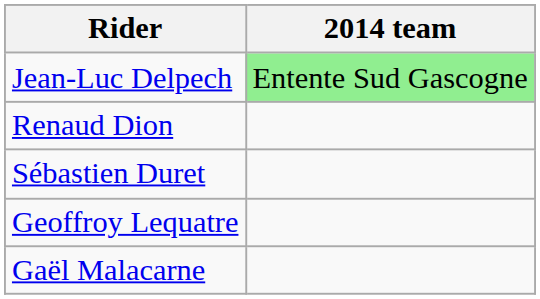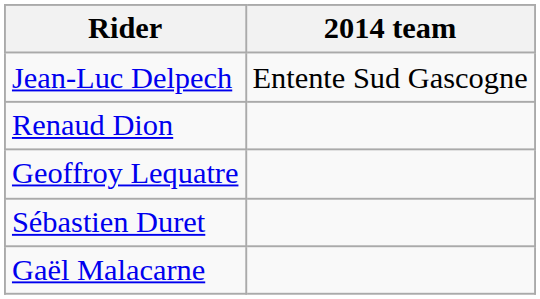(390, 76) lightgreen background -> (390, 76) no background
rows swapped: (109, 173) <-> (125, 221)
